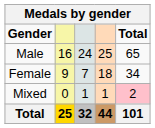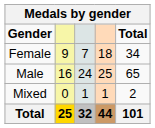rows swapped: (30, 54) <-> (30, 74)
(133, 94) pink background -> (133, 94) no background
